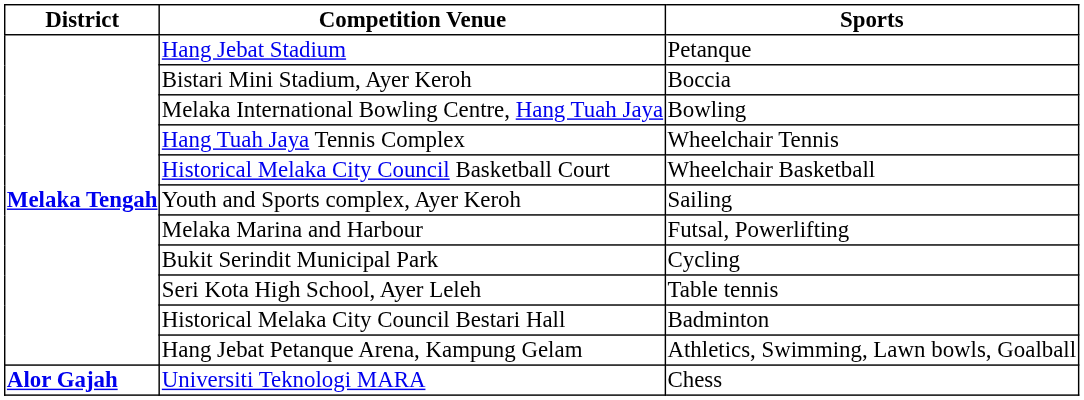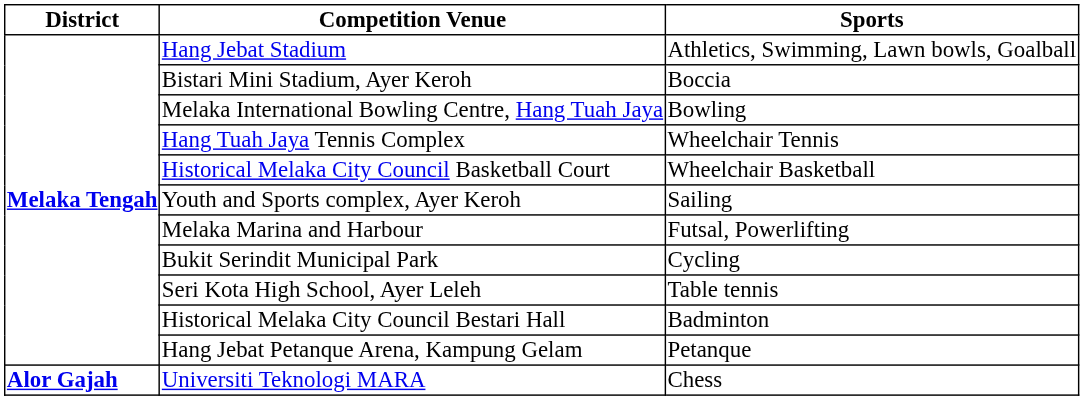(709, 49) Petanque -> (872, 49) Athletics, Swimming, Lawn bowls, Goalball
(872, 349) Athletics, Swimming, Lawn bowls, Goalball -> (709, 349) Petanque
